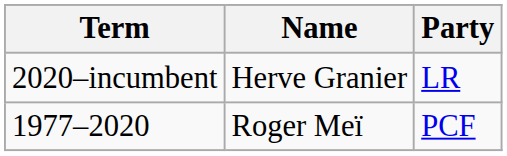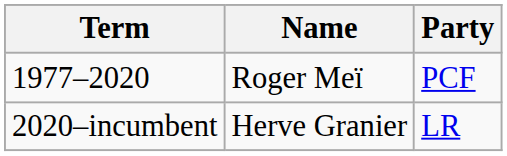rows swapped: (81, 125) <-> (115, 77)
